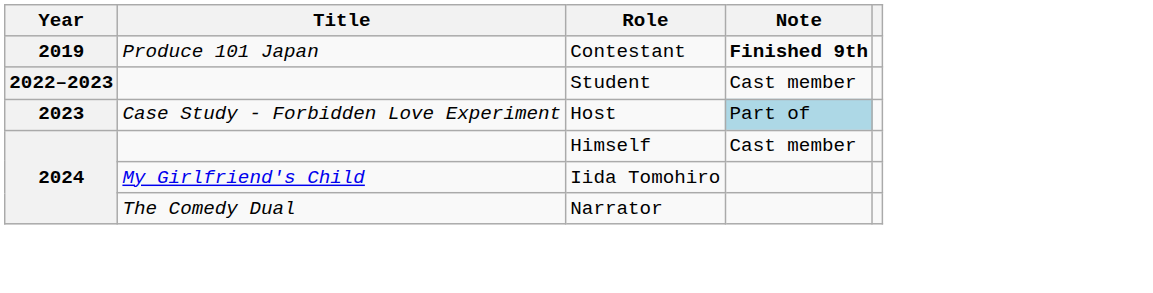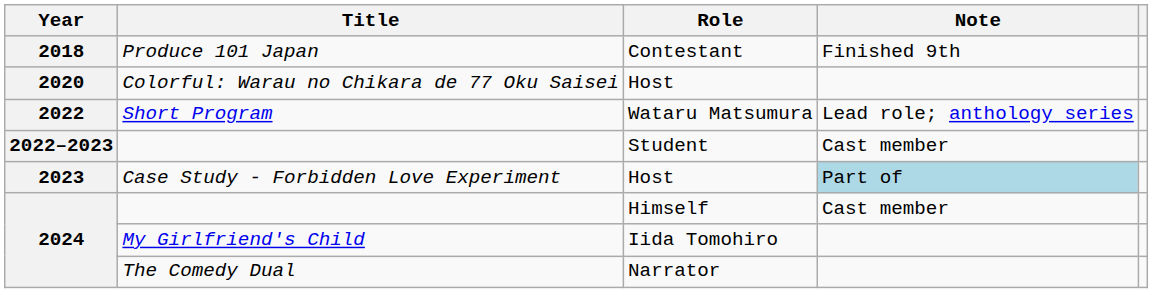(61, 52) 2019 -> (61, 52) 2018
(799, 52) bold -> (891, 52) normal
+ row: (371, 83)
+ row: (197, 114)
